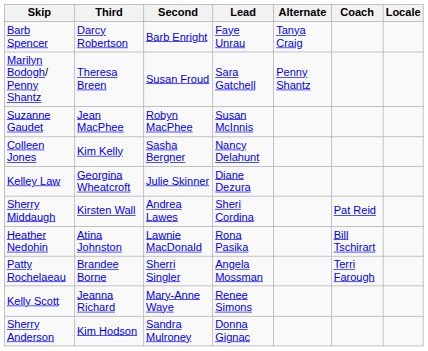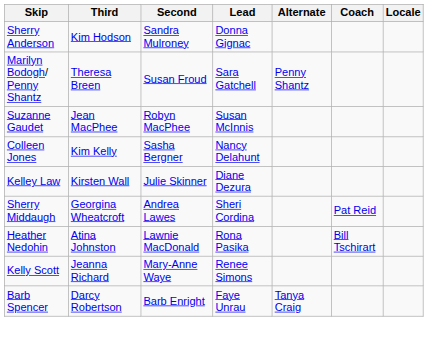rows swapped: (31, 331) <-> (27, 36)
(104, 181) Georgina Wheatcroft -> (100, 181) Kirsten Wall
(106, 211) Kirsten Wall -> (98, 211) Georgina Wheatcroft
- row: (36, 271)
